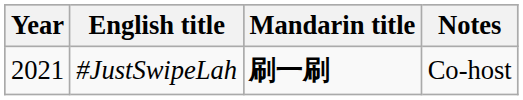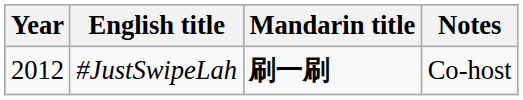(38, 70) 2021 -> (38, 70) 2012
